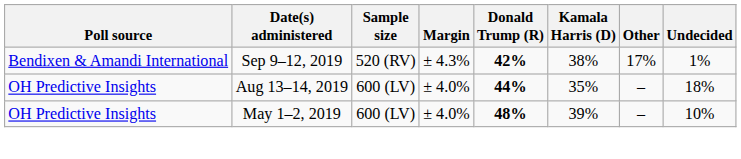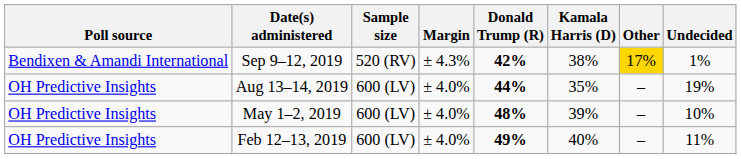(641, 60) no background -> (641, 60) gold background
(700, 87) 18% -> (700, 87) 19%
+ row: (292, 140)
